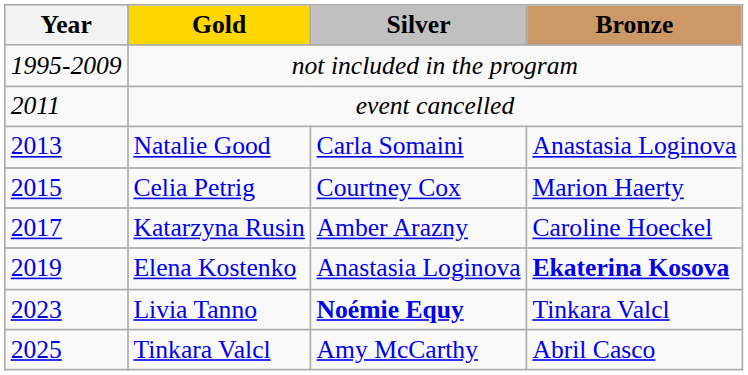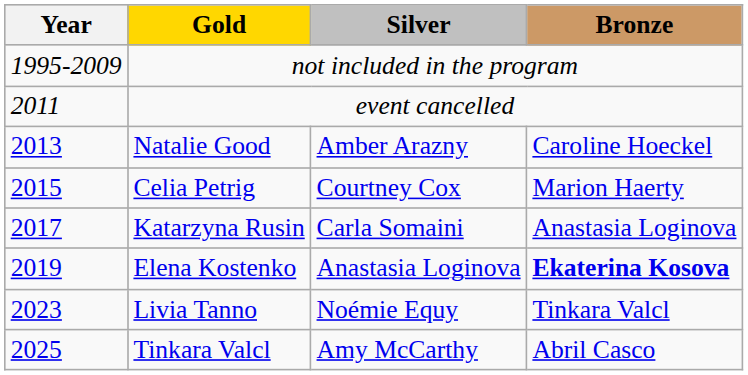(390, 146) Carla Somaini -> (392, 146) Amber Arazny
(634, 146) Anastasia Loginova -> (622, 146) Caroline Hoeckel
(392, 227) Amber Arazny -> (390, 227) Carla Somaini
(622, 227) Caroline Hoeckel -> (634, 227) Anastasia Loginova
(390, 308) bold -> (387, 308) normal
